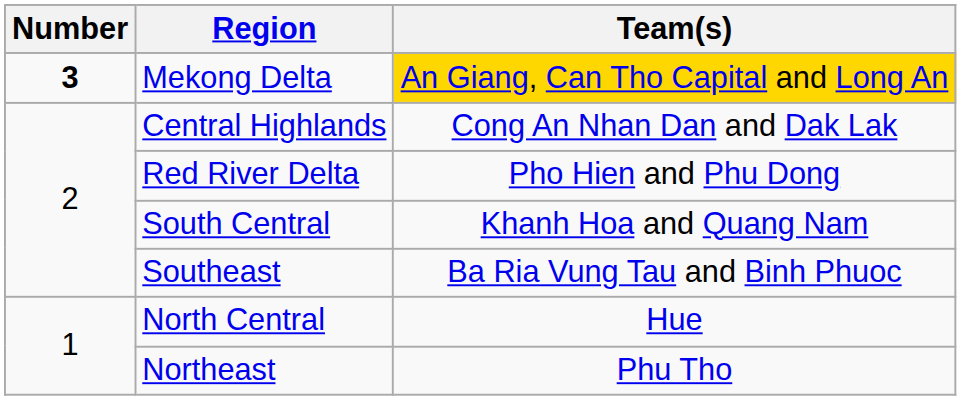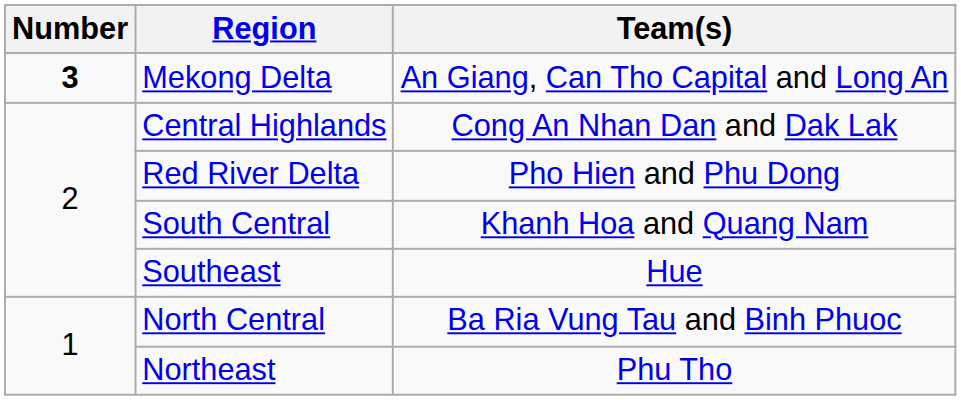(674, 77) gold background -> (674, 77) no background
(674, 272) Ba Ria Vung Tau and Binh Phuoc -> (674, 272) Hue
(674, 321) Hue -> (674, 321) Ba Ria Vung Tau and Binh Phuoc
